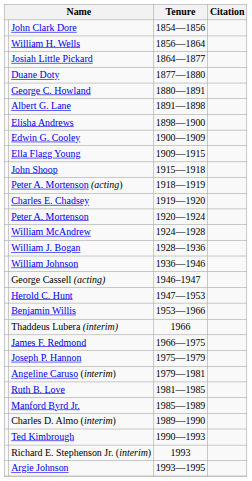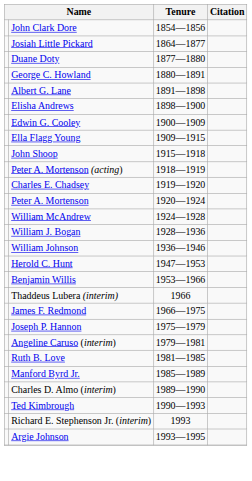- row: (46, 43)
- row: (58, 279)
